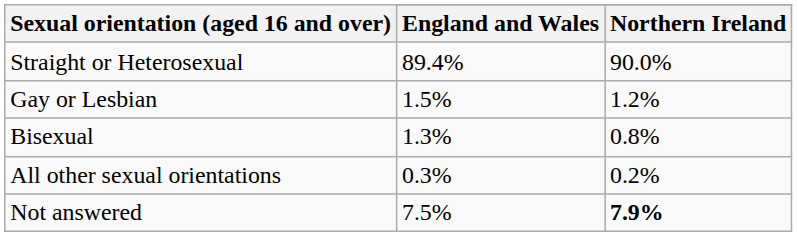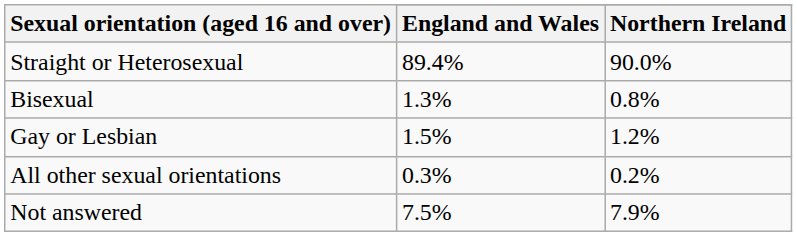rows swapped: (84, 99) <-> (52, 136)
(637, 212) bold -> (635, 212) normal
